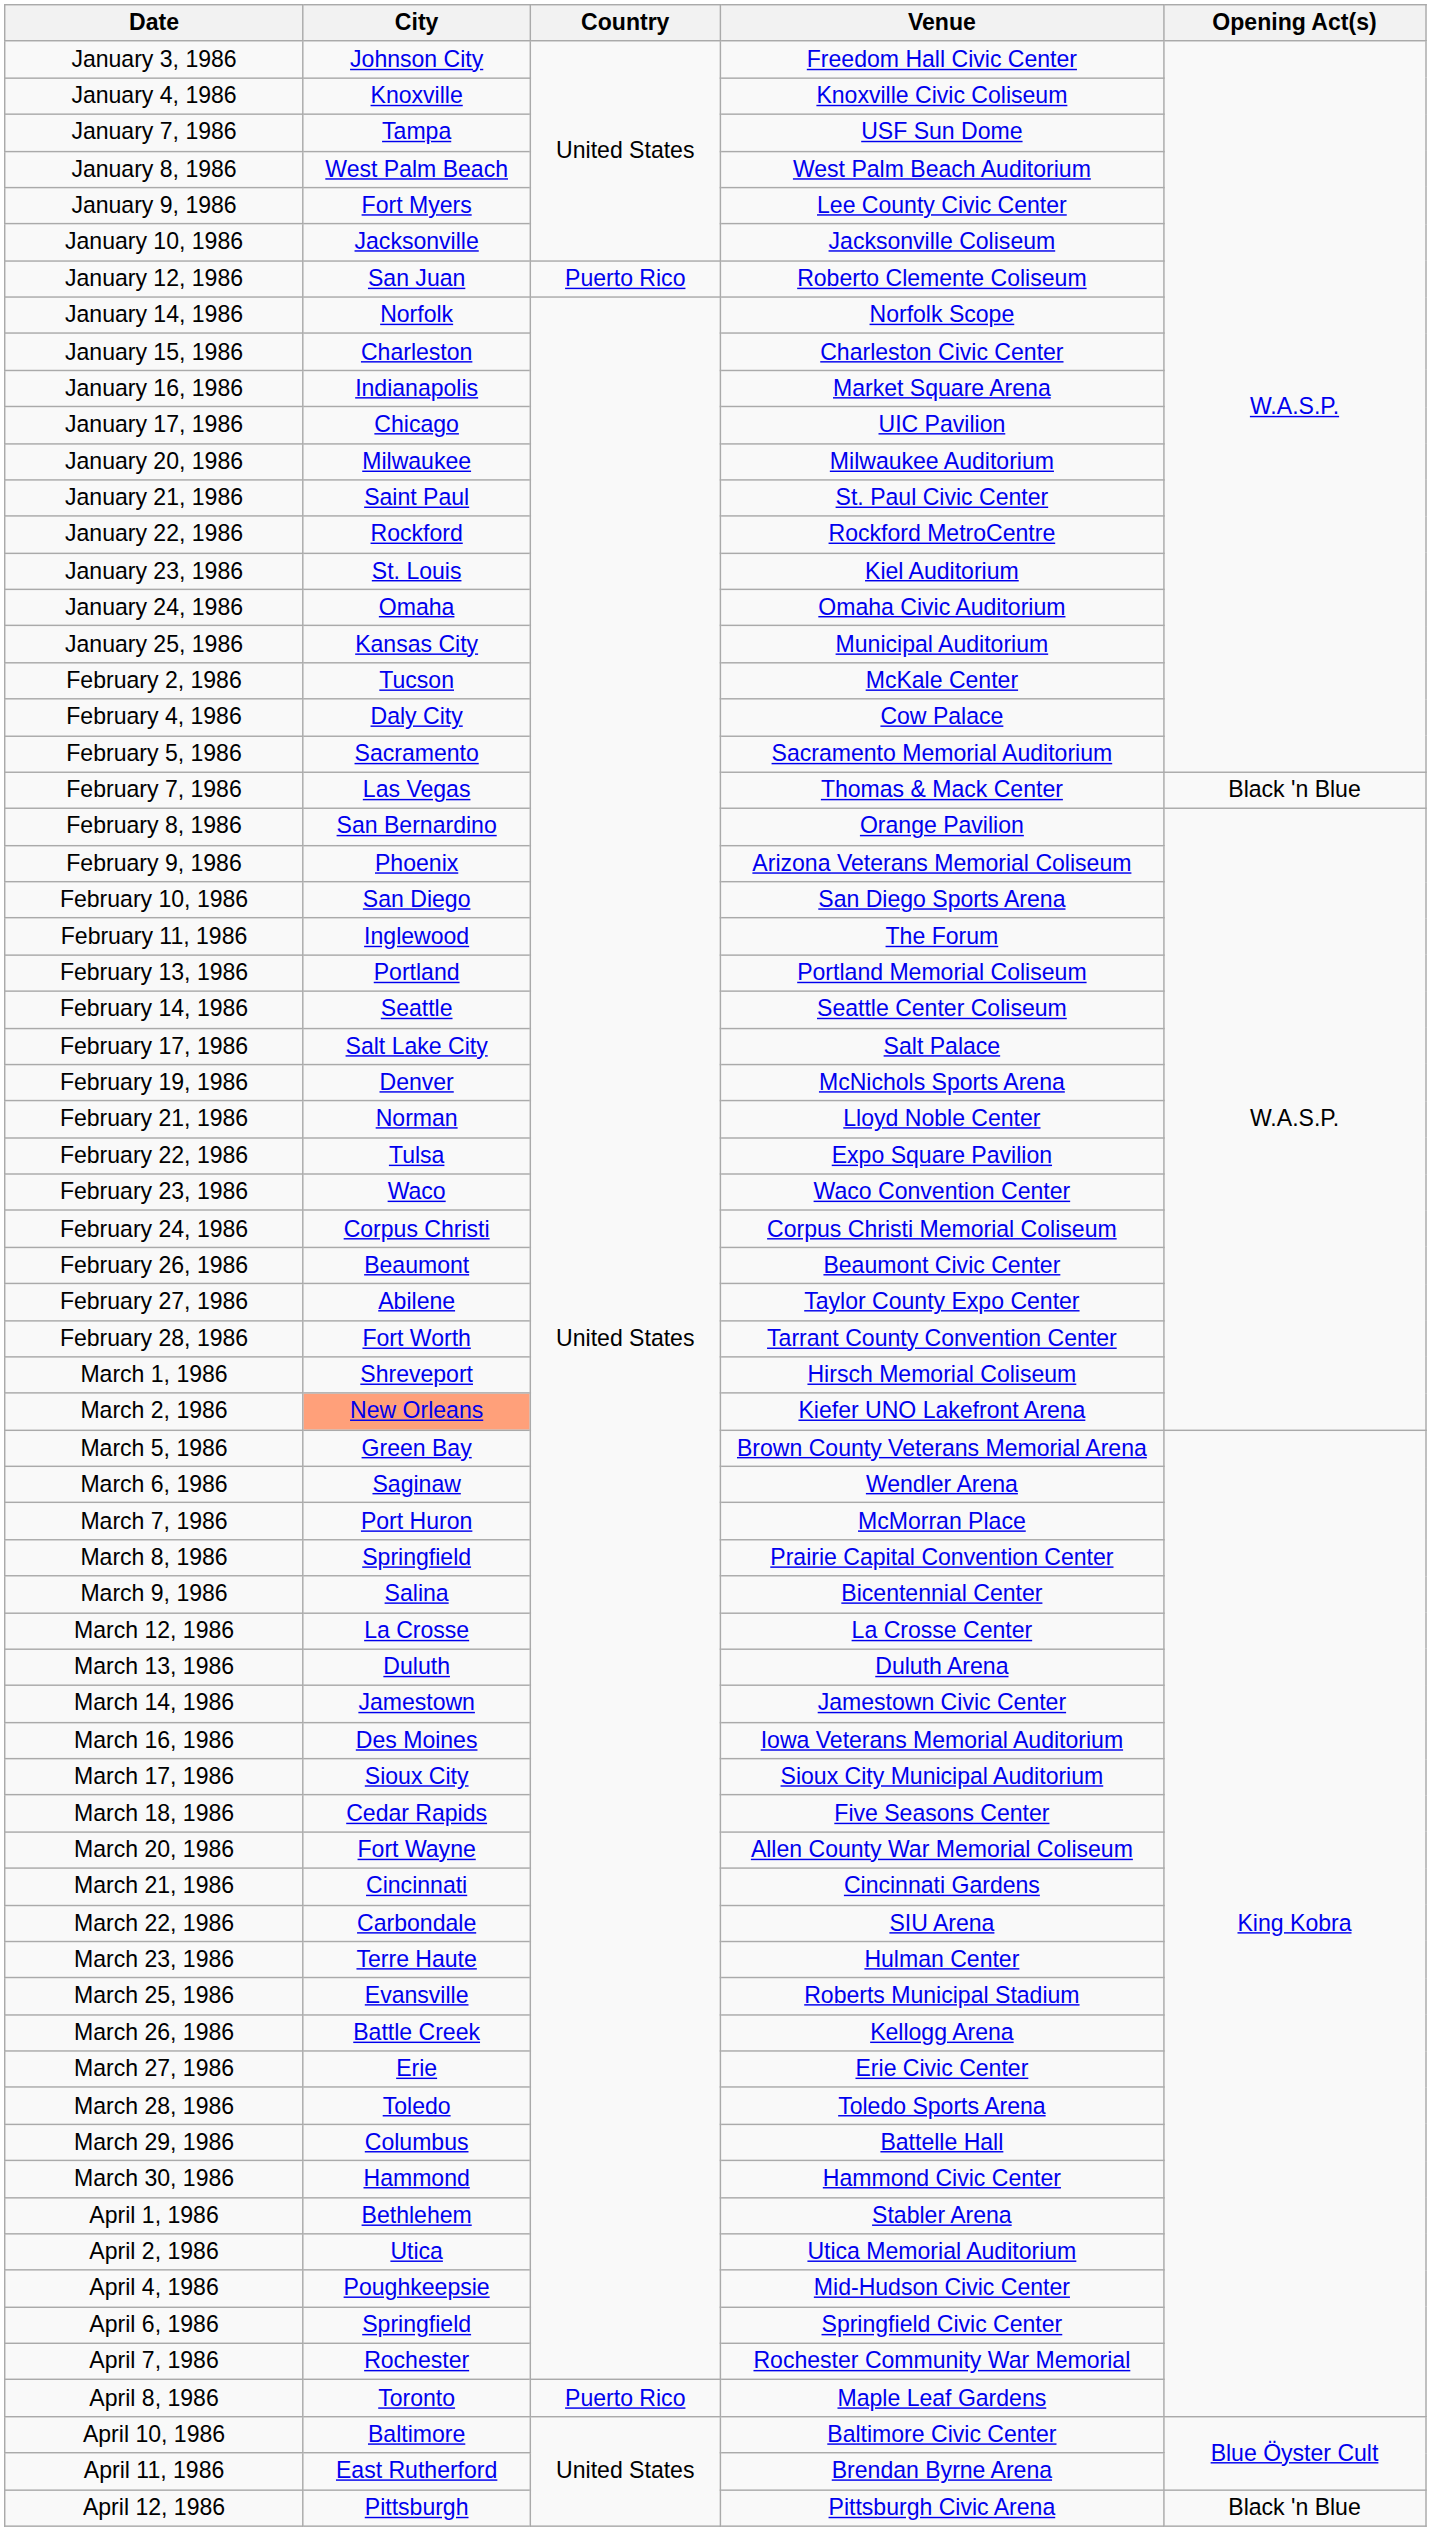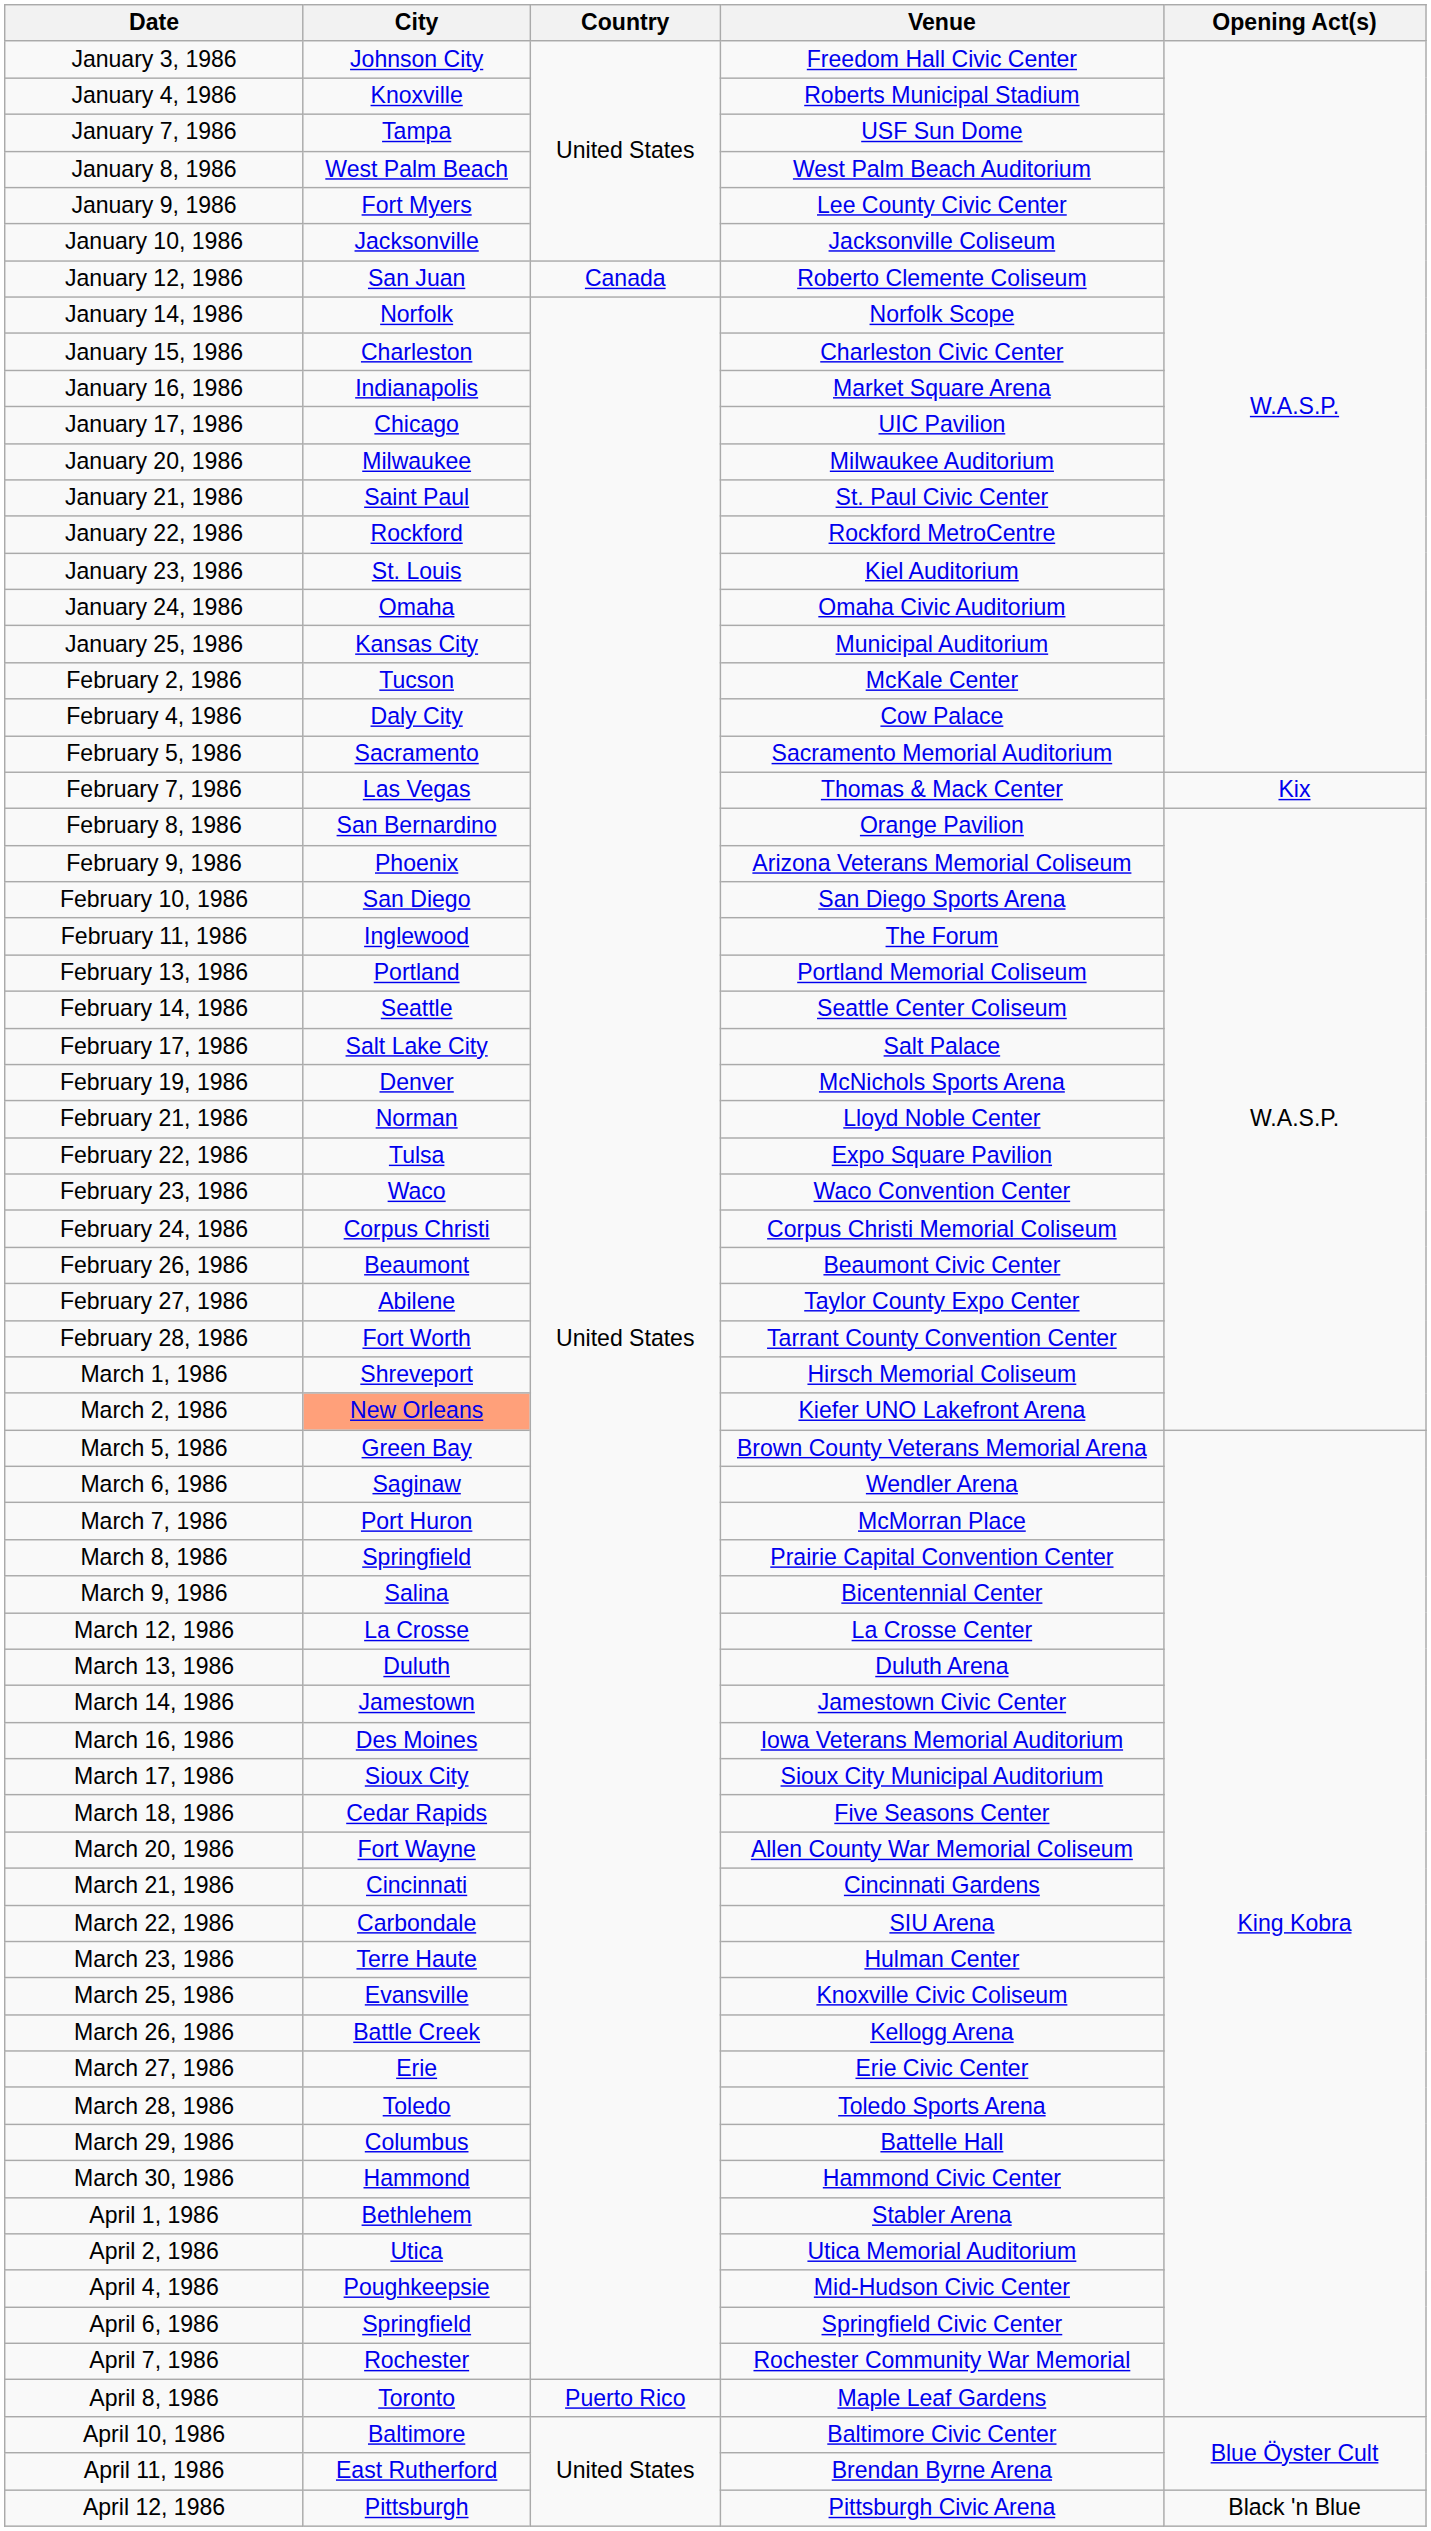(942, 95) Knoxville Civic Coliseum -> (942, 95) Roberts Municipal Stadium
(625, 278) Puerto Rico -> (625, 278) Canada
(1295, 790) Black 'n Blue -> (1294, 790) Kix
(942, 1995) Roberts Municipal Stadium -> (942, 1995) Knoxville Civic Coliseum
